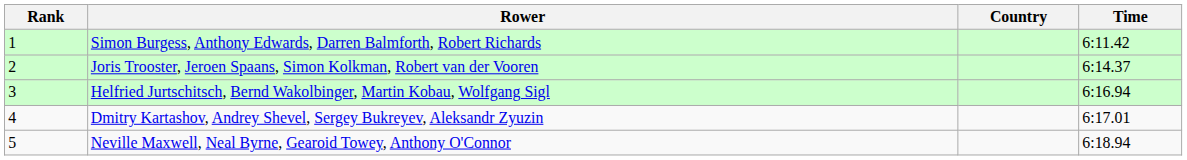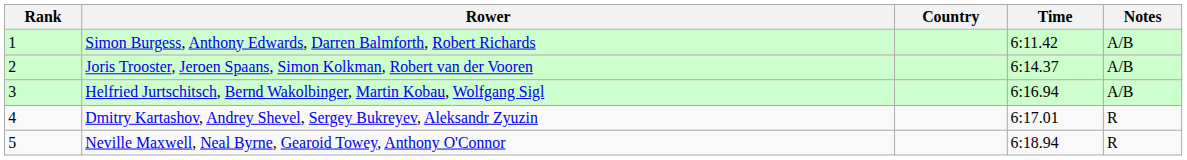+ column: (1143, 17)
